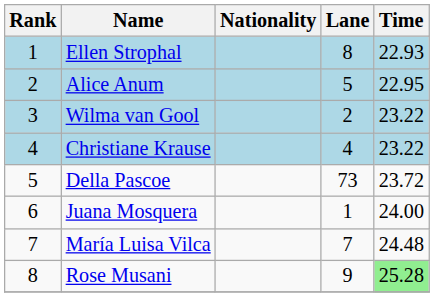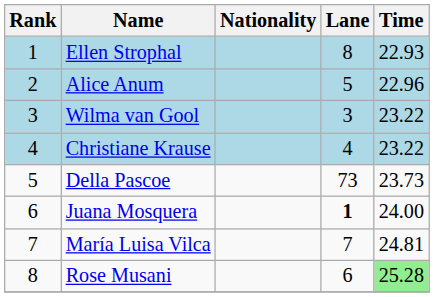(401, 84) 22.95 -> (401, 84) 22.96
(347, 116) 2 -> (347, 116) 3
(401, 180) 23.72 -> (401, 180) 23.73
(347, 212) normal -> (347, 212) bold
(401, 244) 24.48 -> (401, 244) 24.81
(347, 276) 9 -> (347, 276) 6
